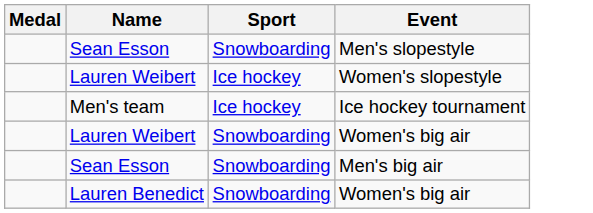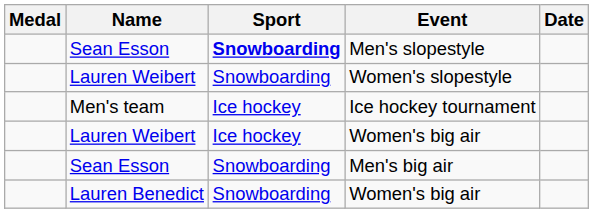+ column: (564, 20)
(272, 49) normal -> (277, 49) bold
(257, 78) Ice hockey -> (272, 78) Snowboarding
(272, 136) Snowboarding -> (257, 136) Ice hockey
